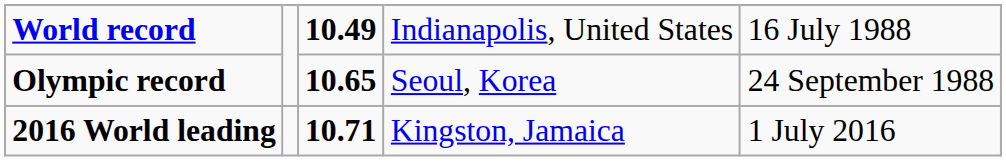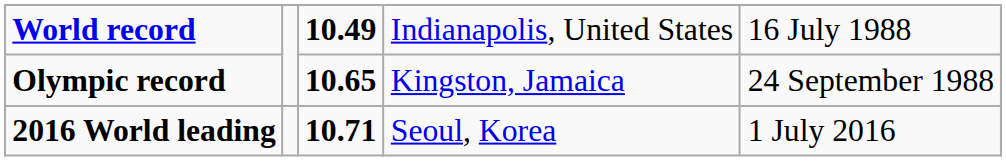(474, 79) Seoul, Korea -> (508, 79) Kingston, Jamaica
(508, 130) Kingston, Jamaica -> (474, 130) Seoul, Korea
